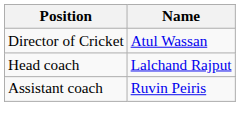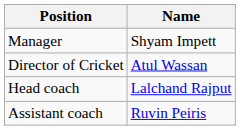+ row: (35, 40)
